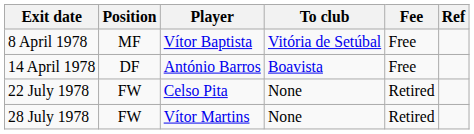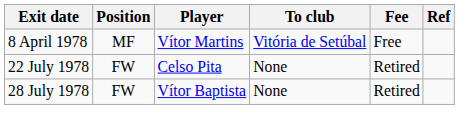(208, 41) Vítor Baptista -> (200, 41) Vítor Martins
- row: (52, 66)
(207, 116) Vítor Martins -> (202, 91) Vítor Baptista
